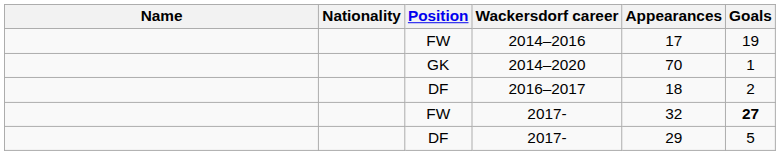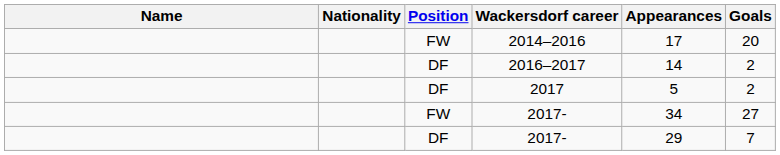(750, 41) 19 -> (750, 41) 20
- row: (438, 65)
(674, 89) 18 -> (674, 65) 14
+ row: (438, 89)
(674, 114) 32 -> (674, 114) 34
(750, 114) bold -> (750, 114) normal
(750, 138) 5 -> (750, 138) 7
